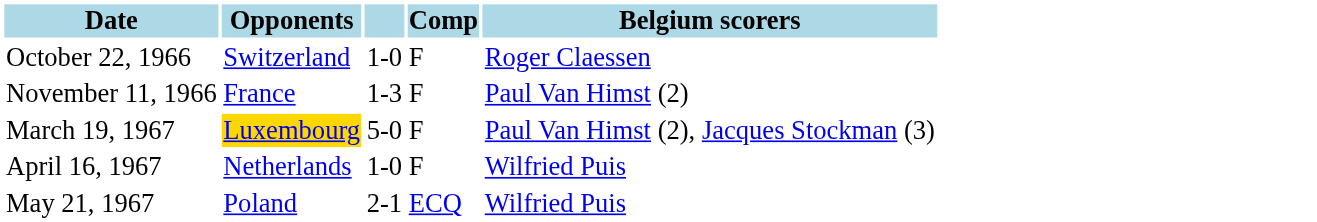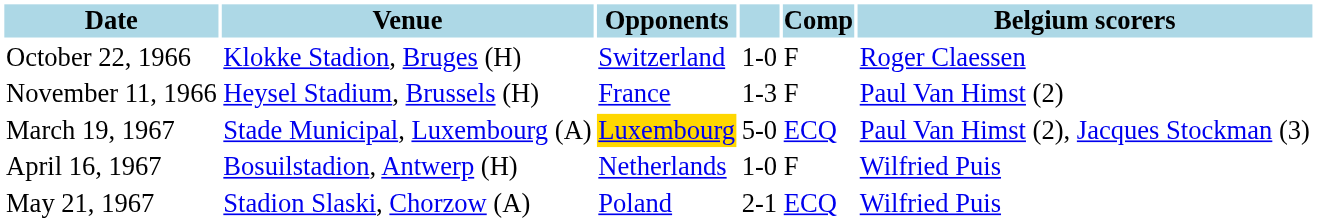+ column: (407, 20)
(416, 130) F -> (810, 130) ECQ
